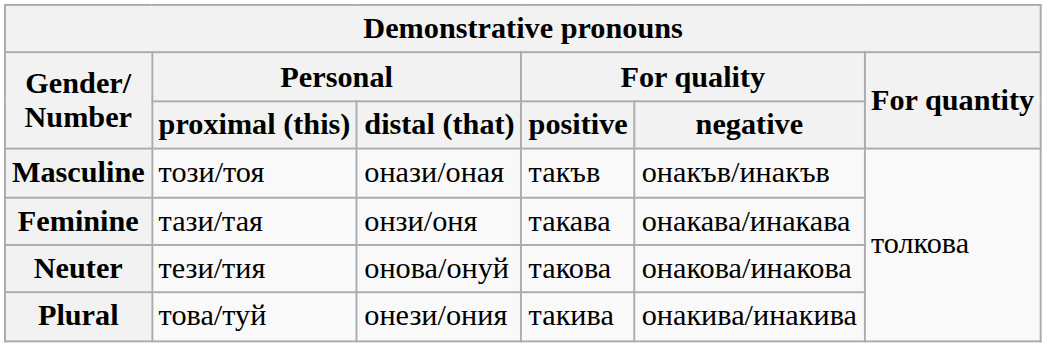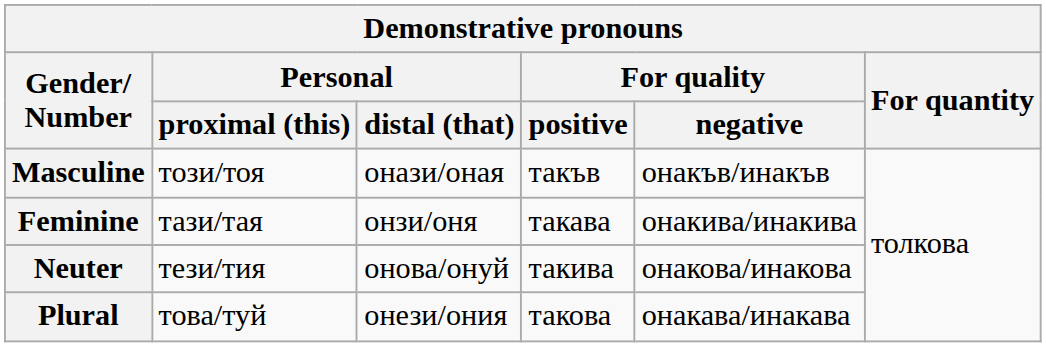(746, 220) онакава/инакава -> (749, 220) онакива/инакива
(570, 268) такова -> (571, 268) такива
(571, 316) такива -> (570, 316) такова
(749, 316) онакива/инакива -> (746, 316) онакава/инакава
